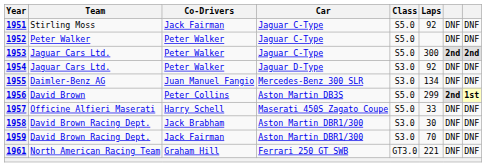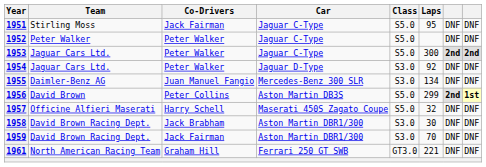(431, 25) 92 -> (431, 25) 95
(431, 109) 33 -> (431, 109) 32
